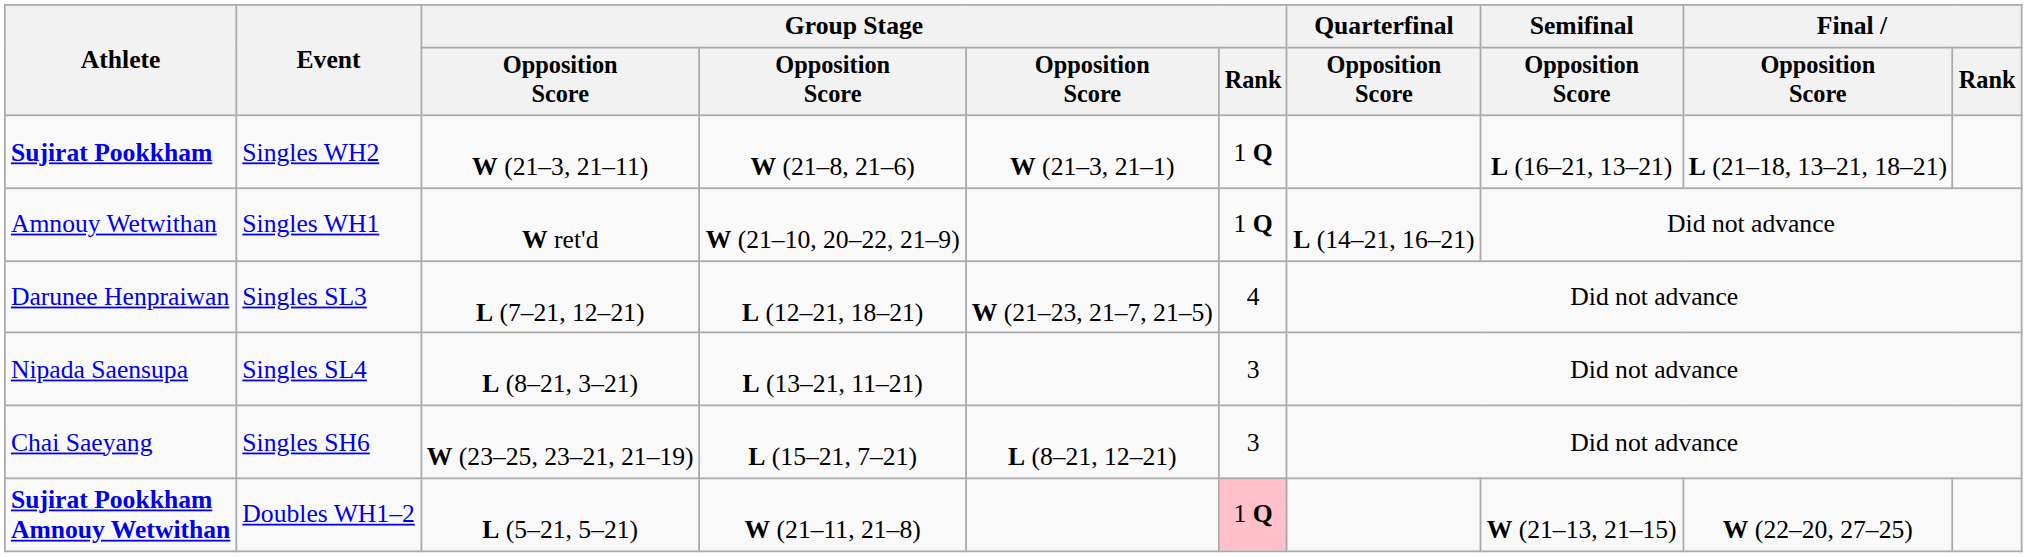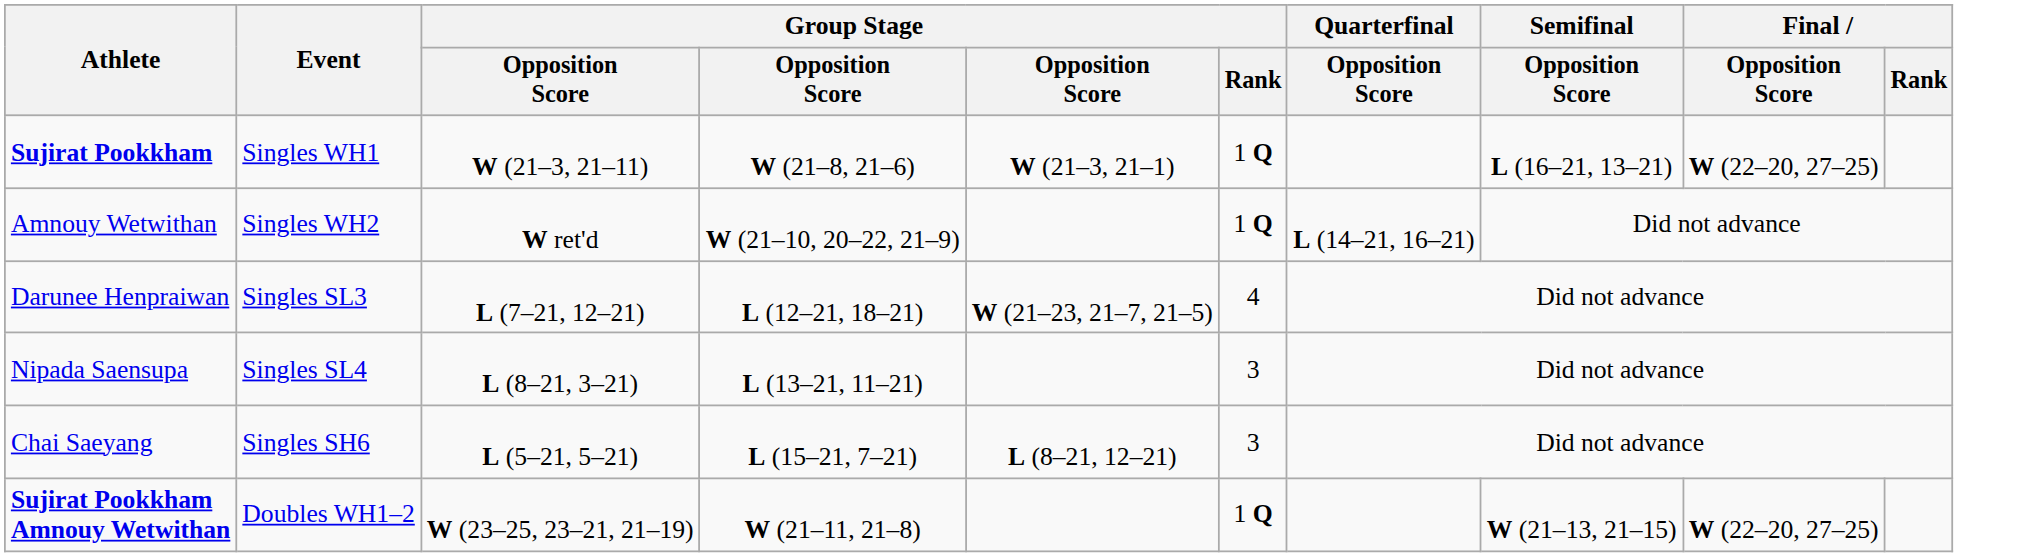(311, 151) Singles WH2 -> (311, 151) Singles WH1
(1818, 167) L (21–18, 13–21, 18–21) -> (1784, 167) W (22–20, 27–25)
(311, 224) Singles WH1 -> (311, 224) Singles WH2
(560, 457) W (23–25, 23–21, 21–19) -> (560, 457) L (5–21, 5–21)
(560, 529) L (5–21, 5–21) -> (560, 529) W (23–25, 23–21, 21–19)
(1253, 514) pink background -> (1253, 514) no background
